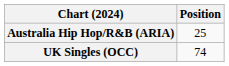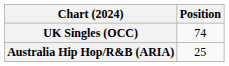rows swapped: (91, 33) <-> (91, 52)
